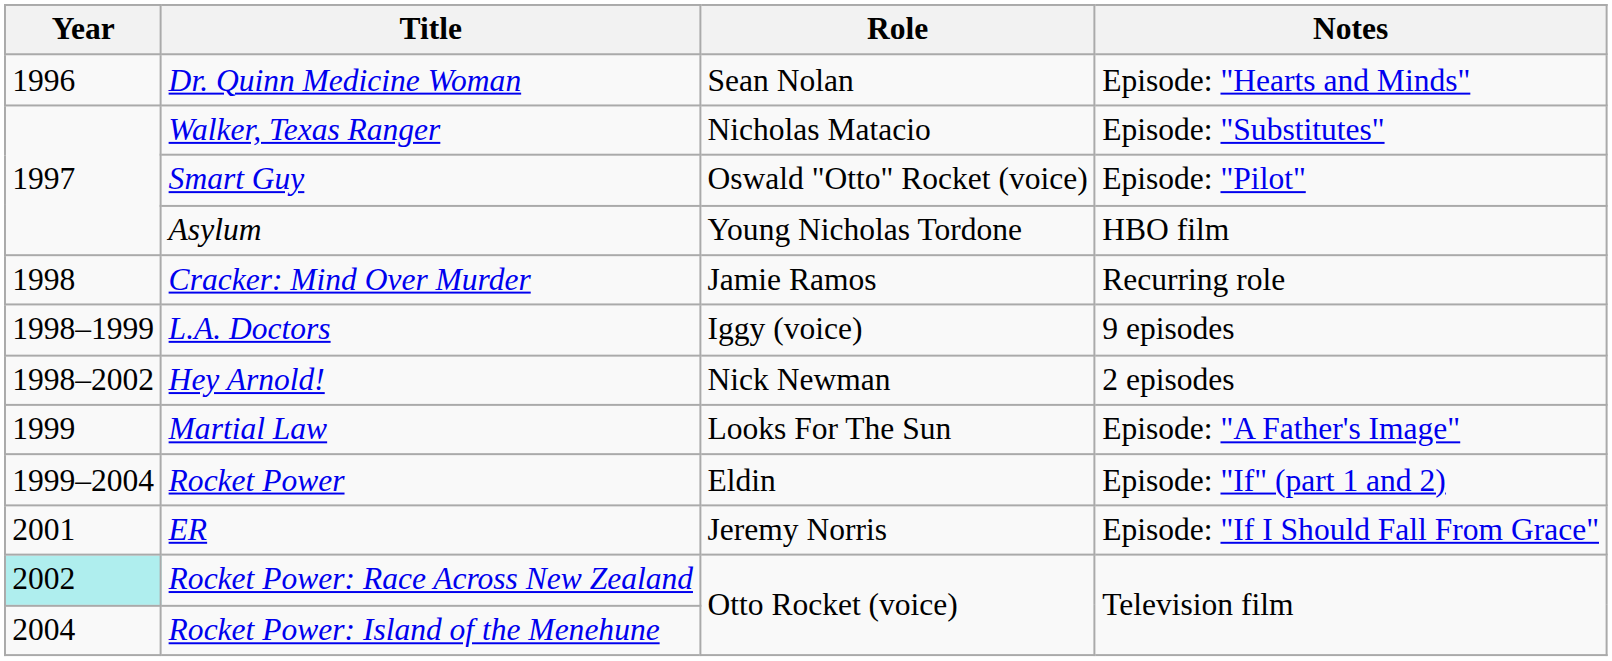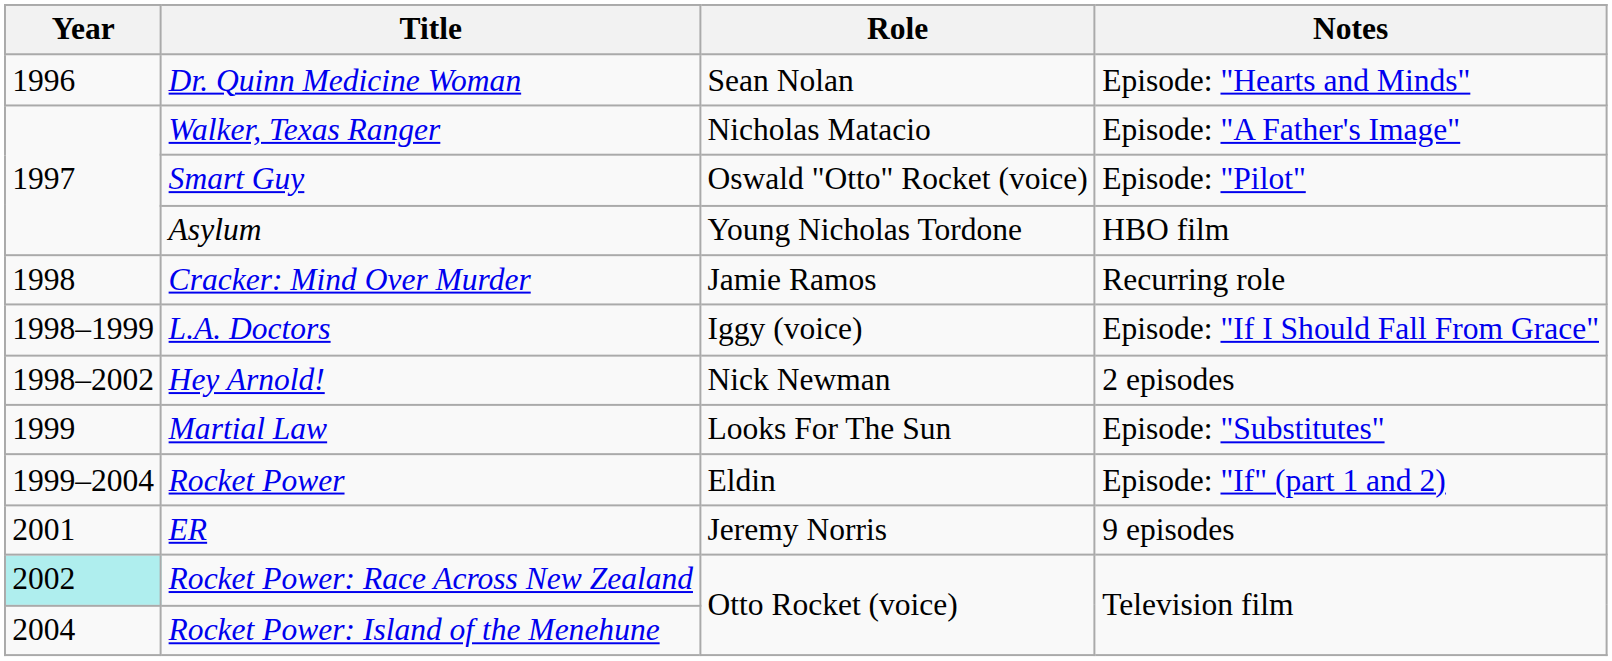(1243, 129) Episode: "Substitutes" -> (1281, 129) Episode: "A Father's Image"
(1168, 329) 9 episodes -> (1351, 329) Episode: "If I Should Fall From Grace"
(1281, 429) Episode: "A Father's Image" -> (1243, 429) Episode: "Substitutes"
(1351, 529) Episode: "If I Should Fall From Grace" -> (1168, 529) 9 episodes
